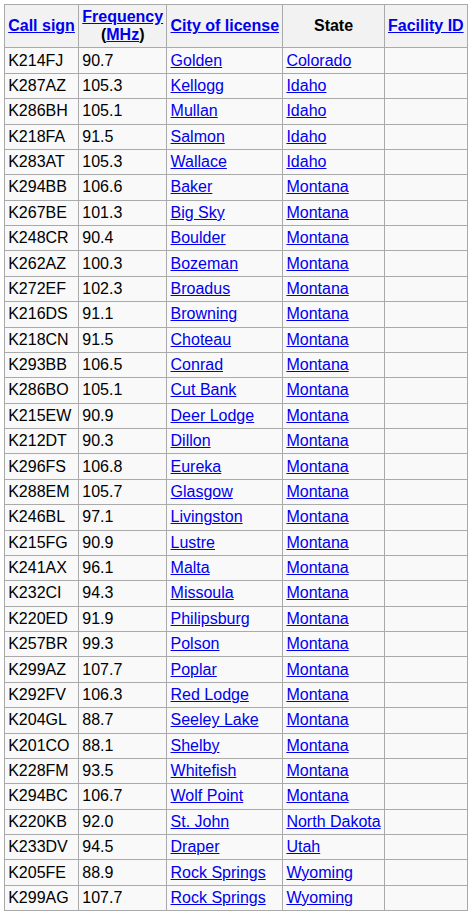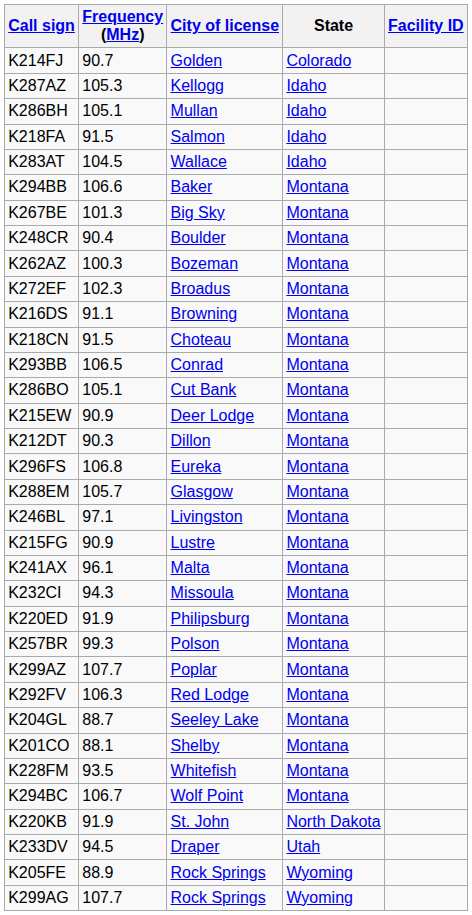(102, 162) 105.3 -> (102, 162) 104.5
(98, 821) 92.0 -> (98, 821) 91.9
